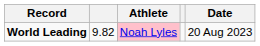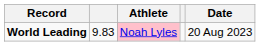(103, 31) 9.82 -> (103, 31) 9.83
